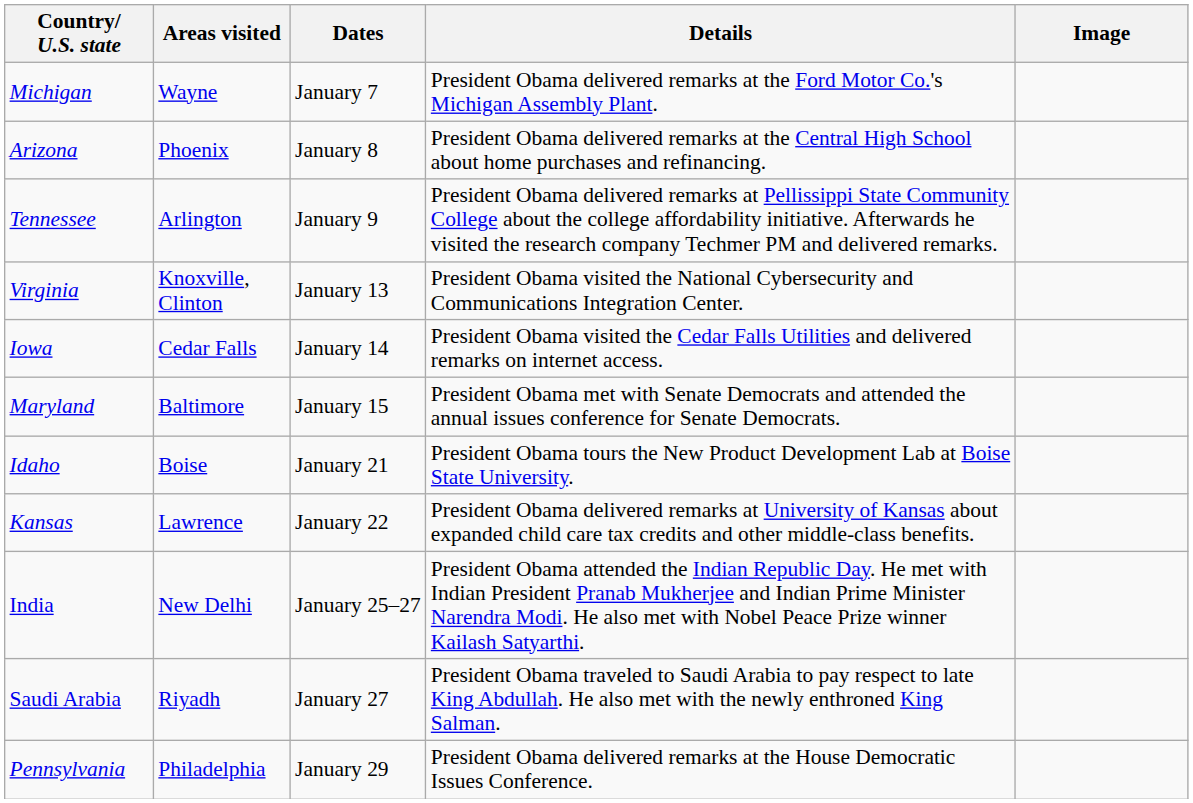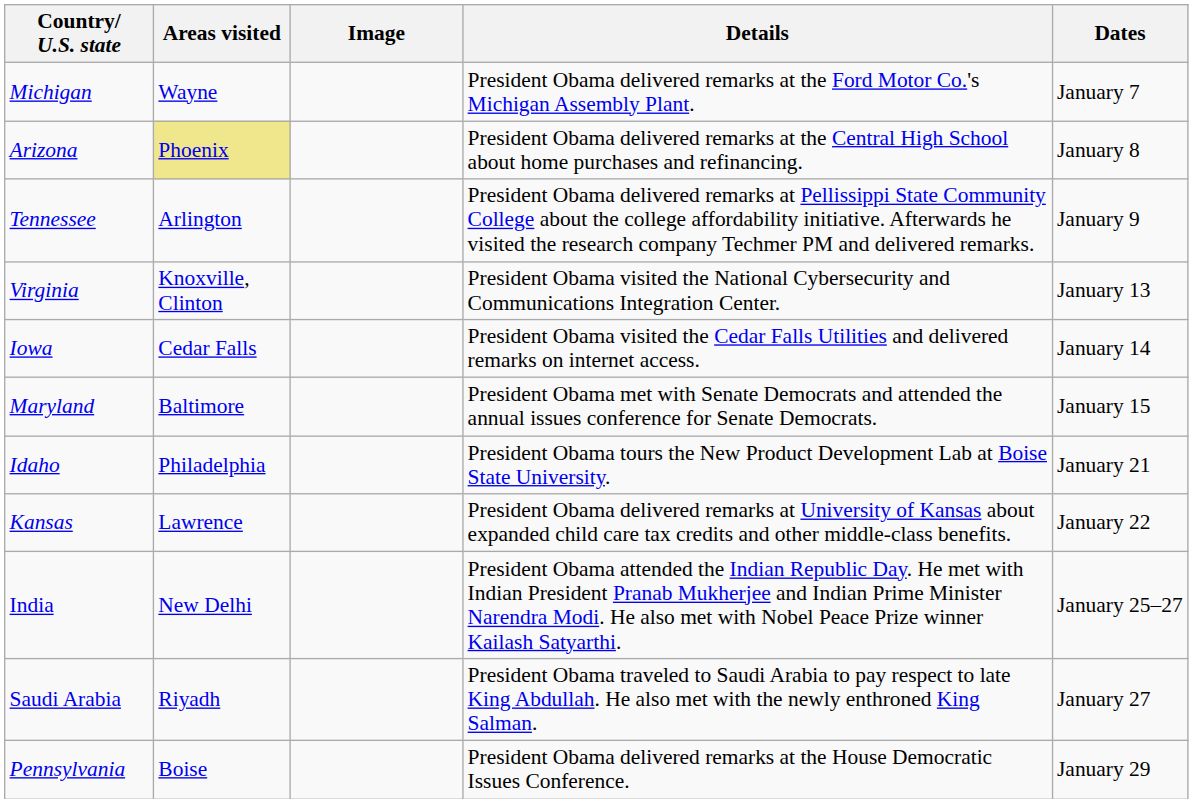columns swapped: (358, 33) <-> (1102, 33)
(194, 149) no background -> (194, 149) khaki background
(183, 464) Boise -> (212, 464) Philadelphia
(212, 769) Philadelphia -> (183, 769) Boise
